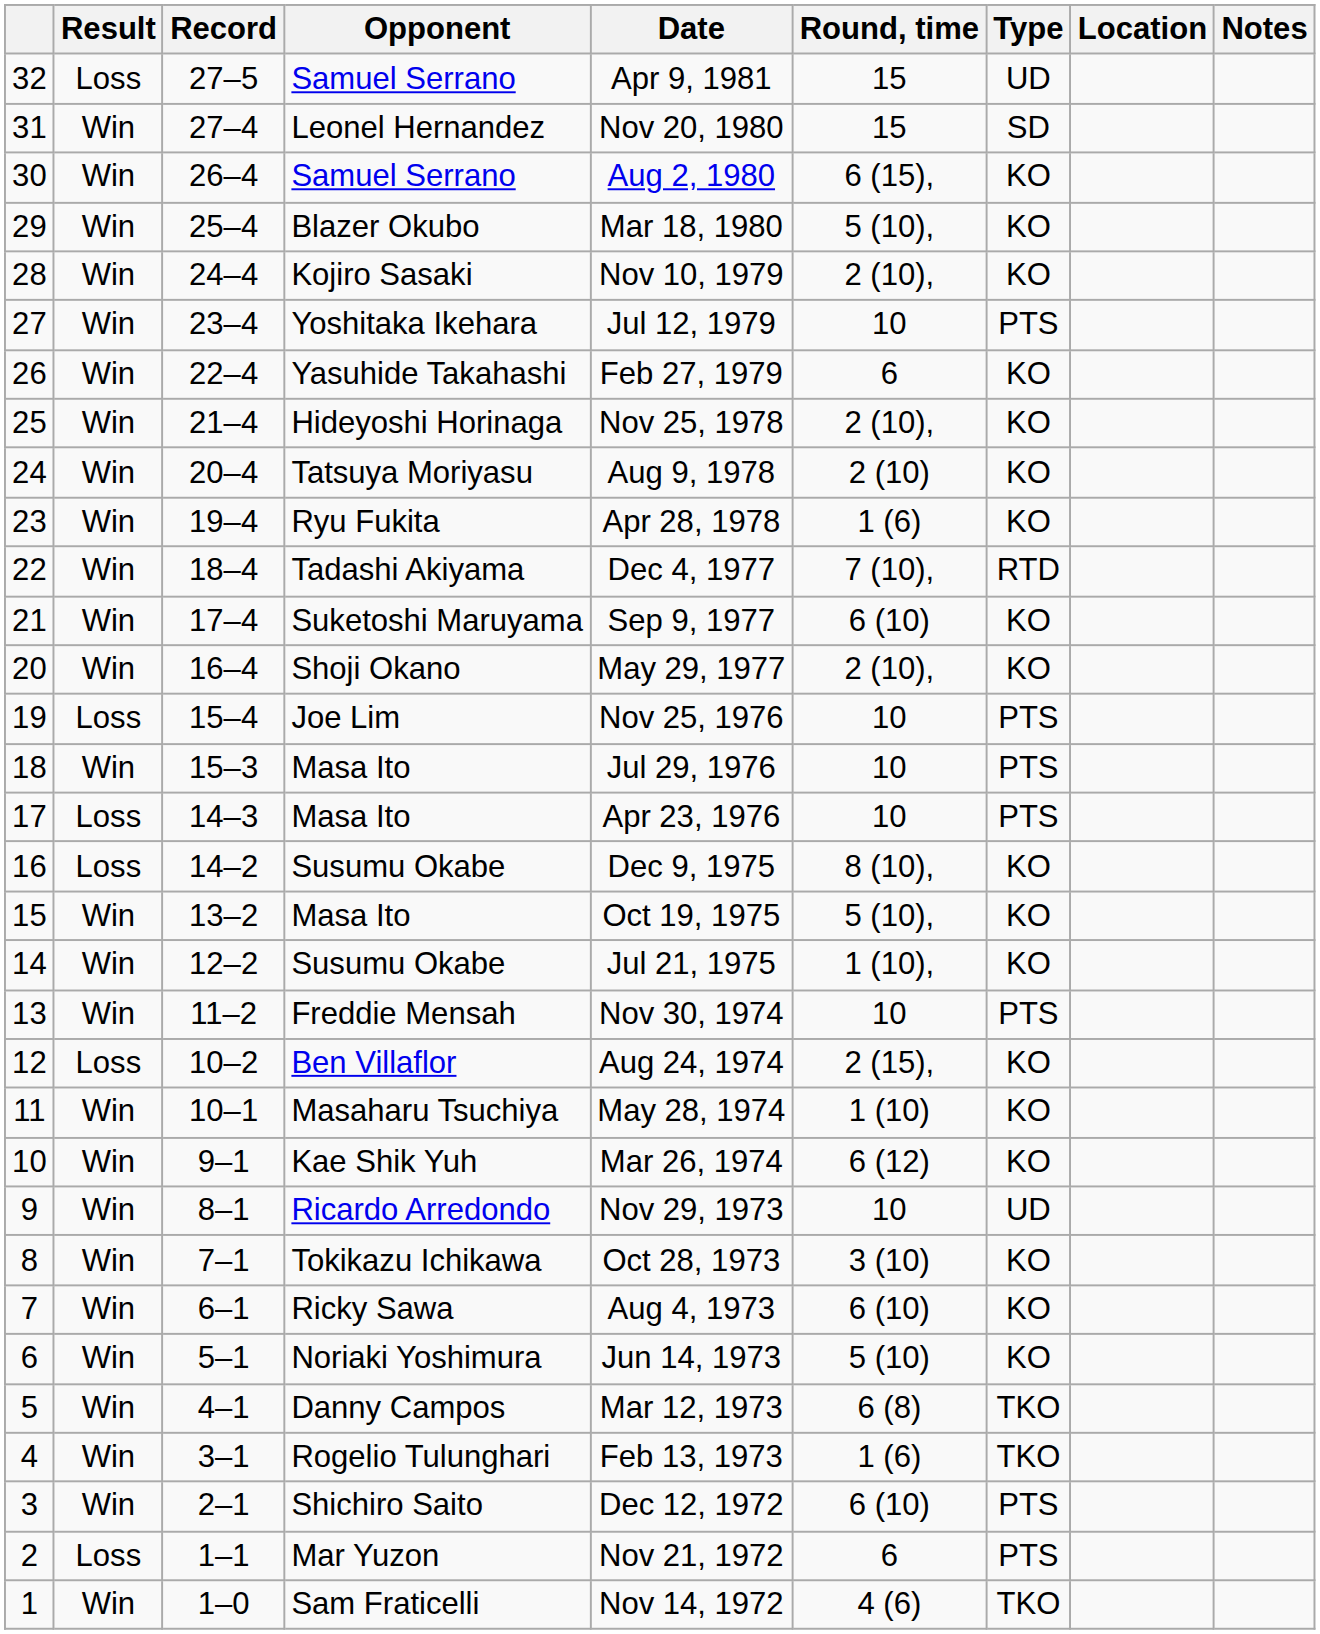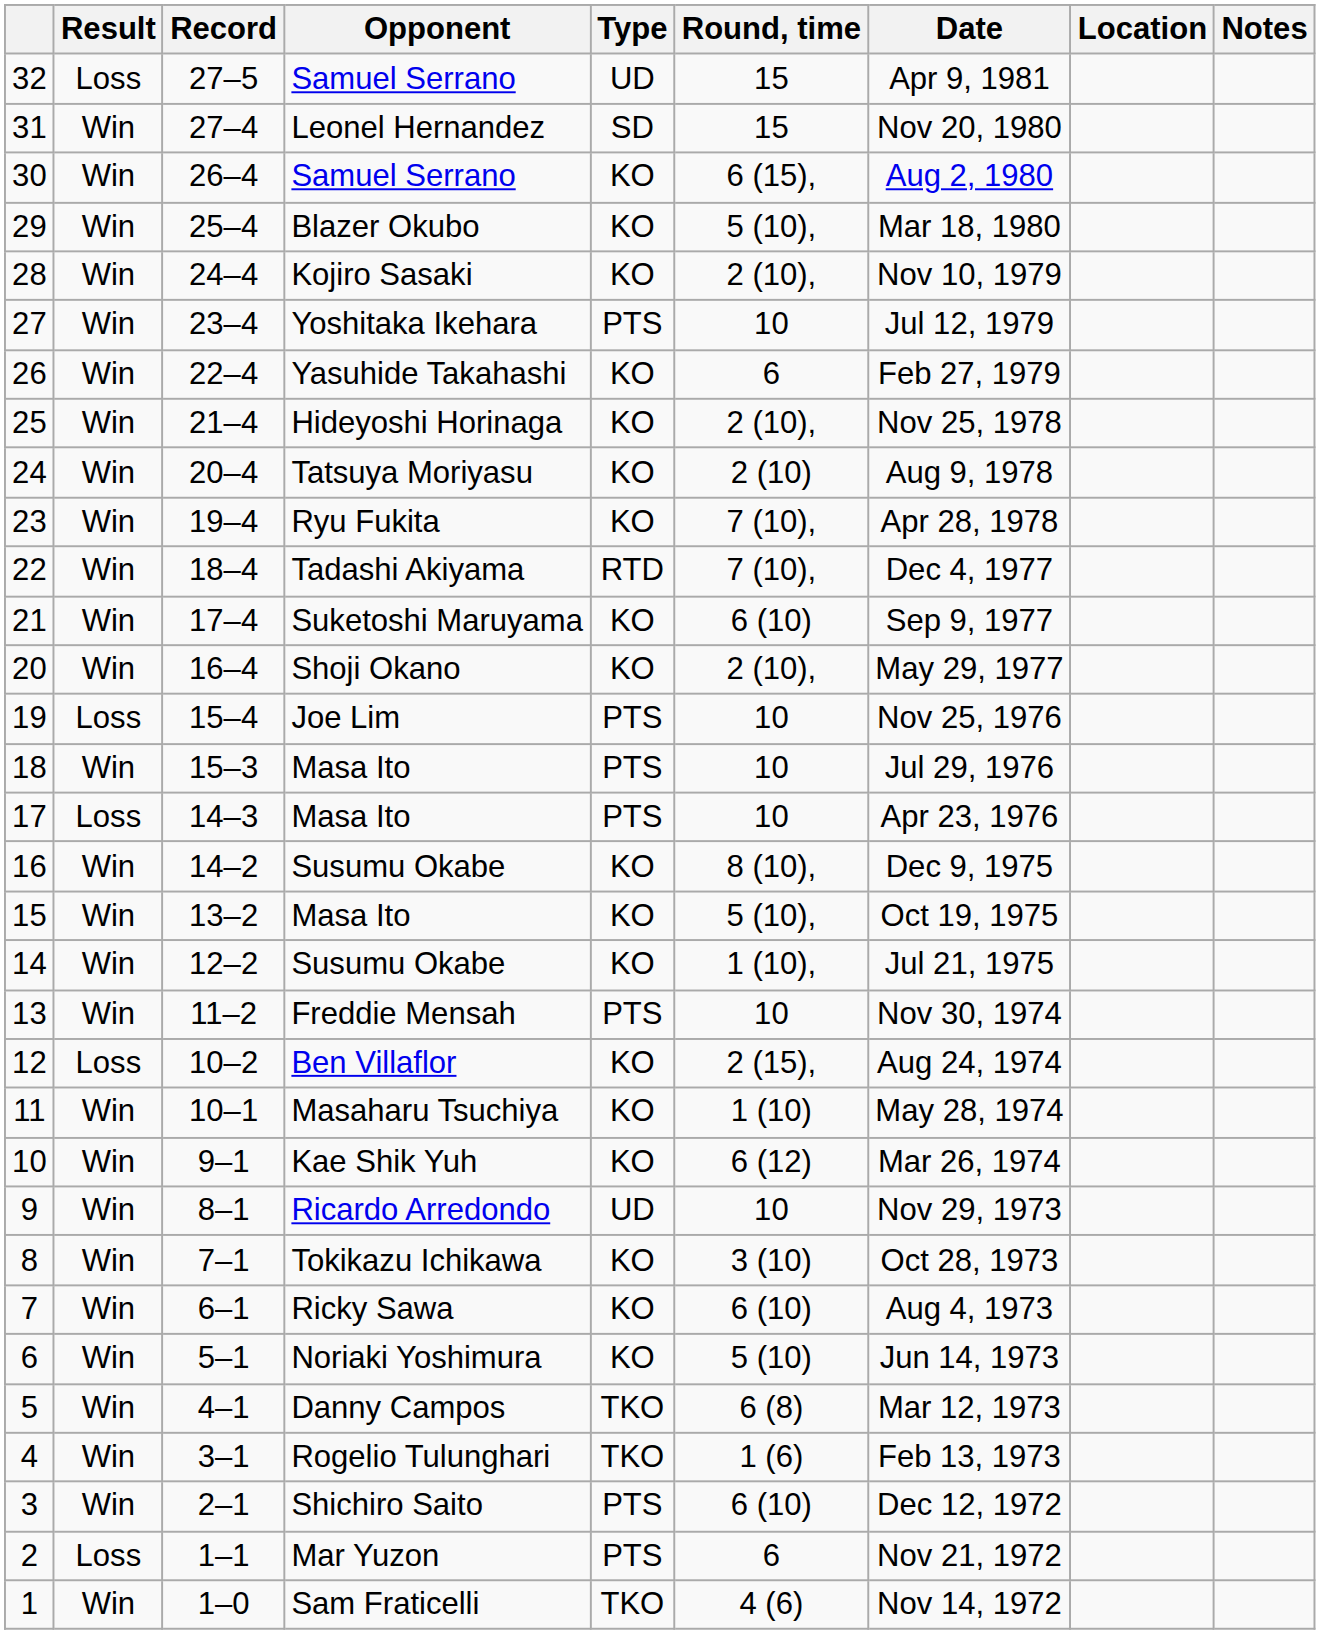columns swapped: (1028, 29) <-> (691, 29)
(889, 521) 1 (6) -> (771, 521) 7 (10),
(108, 865) Loss -> (108, 865) Win
